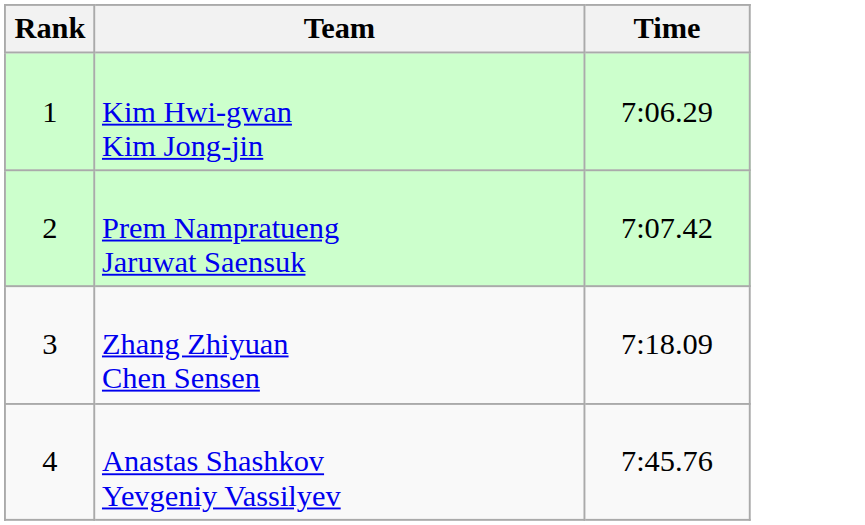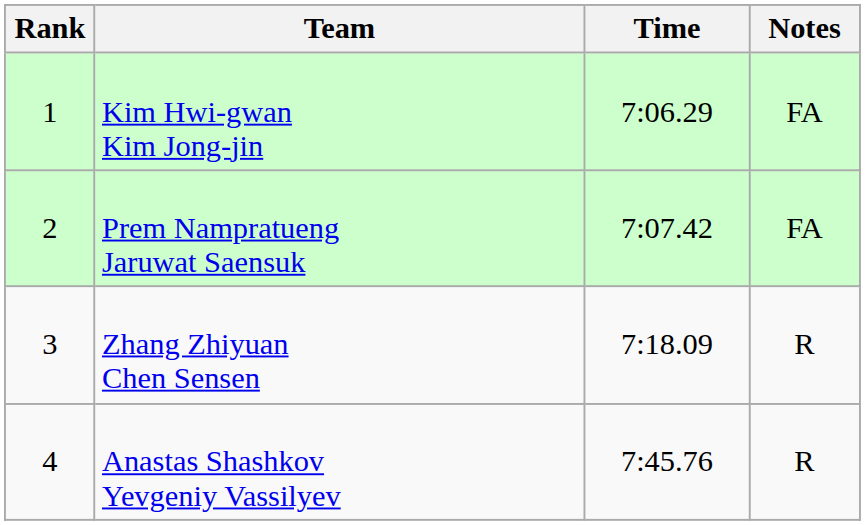+ column: (804, 28)
